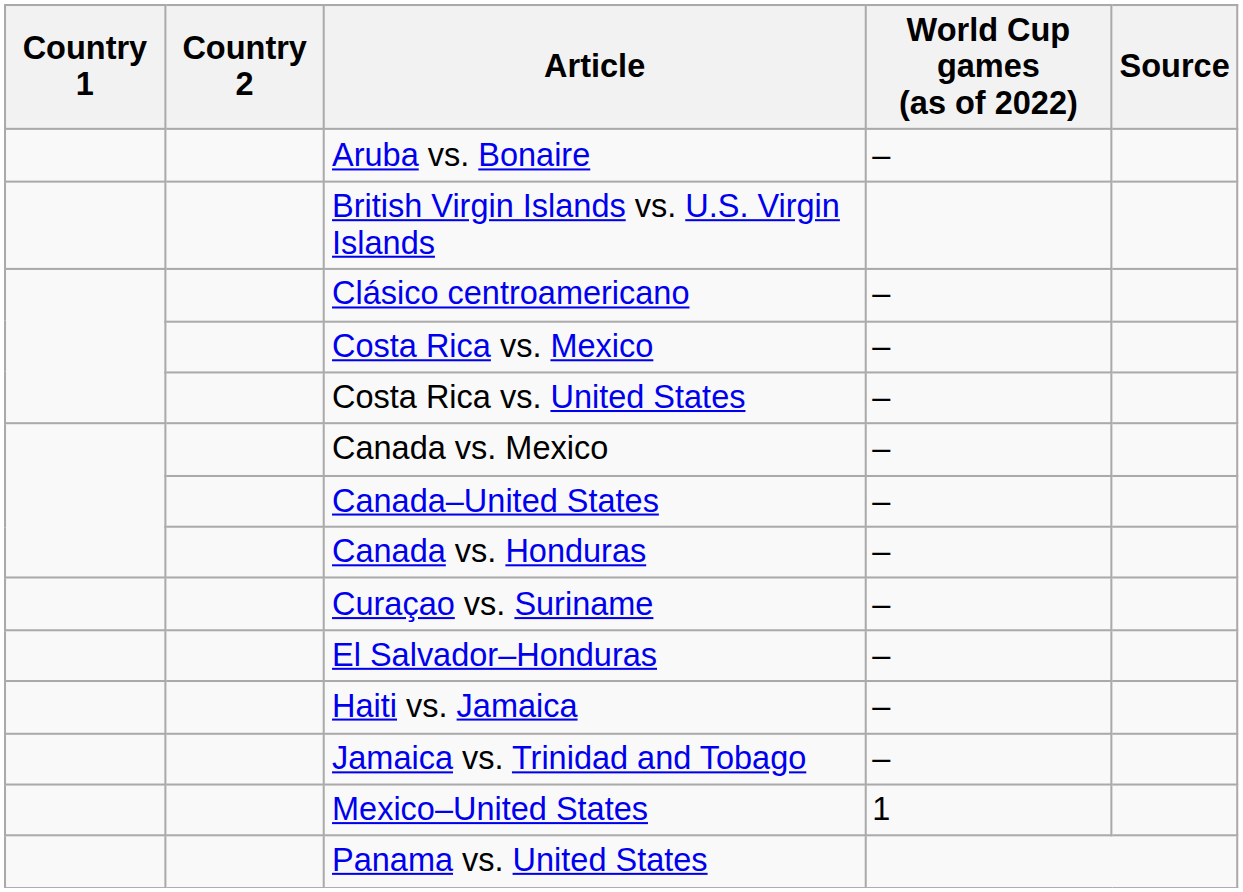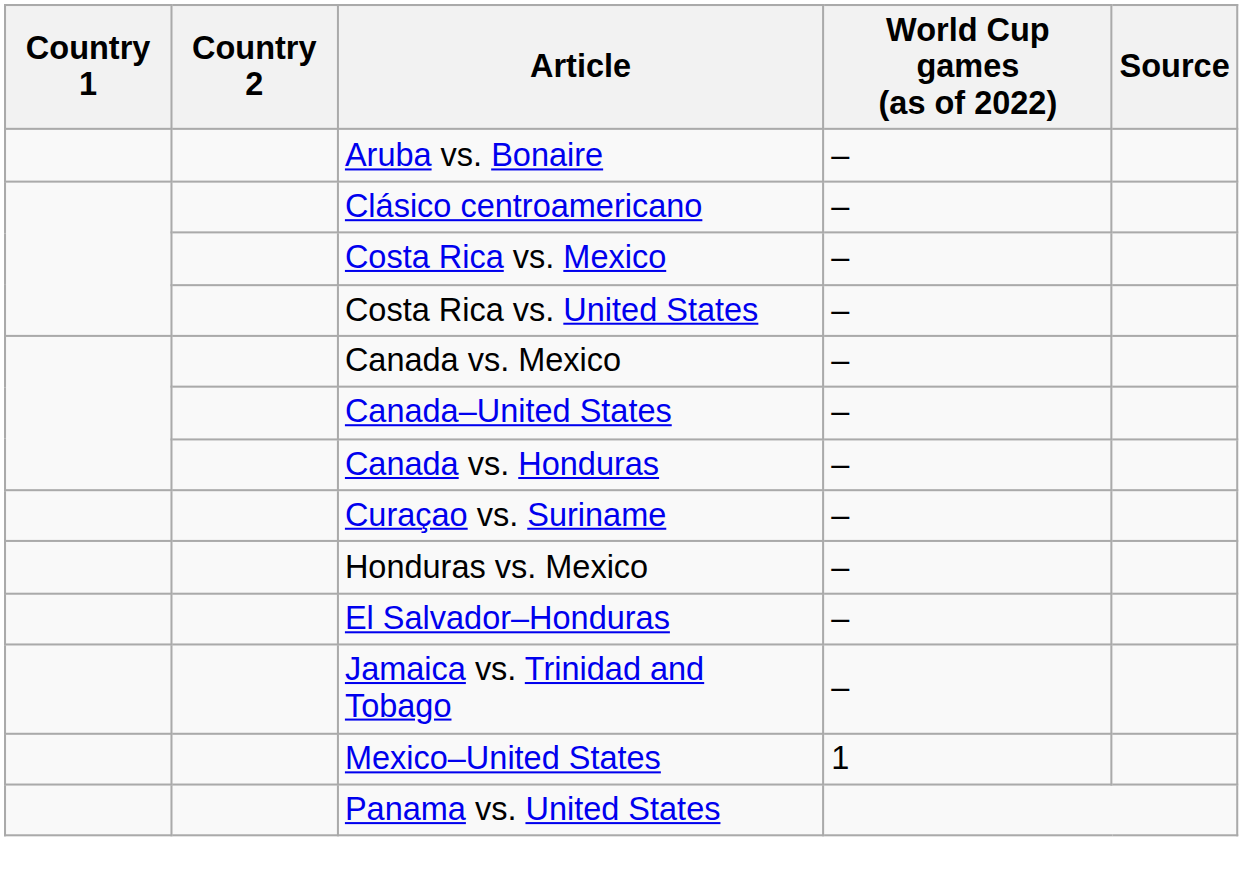- row: (586, 224)
+ row: (497, 566)
- row: (455, 706)
